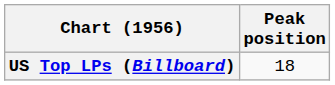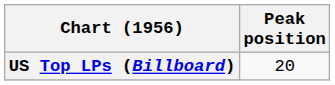(285, 66) 18 -> (285, 66) 20
